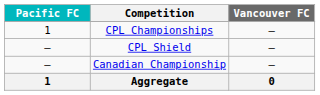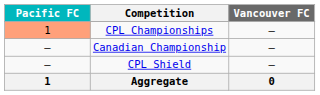(47, 30) no background -> (47, 30) lightsalmon background
rows swapped: (159, 47) <-> (159, 64)
